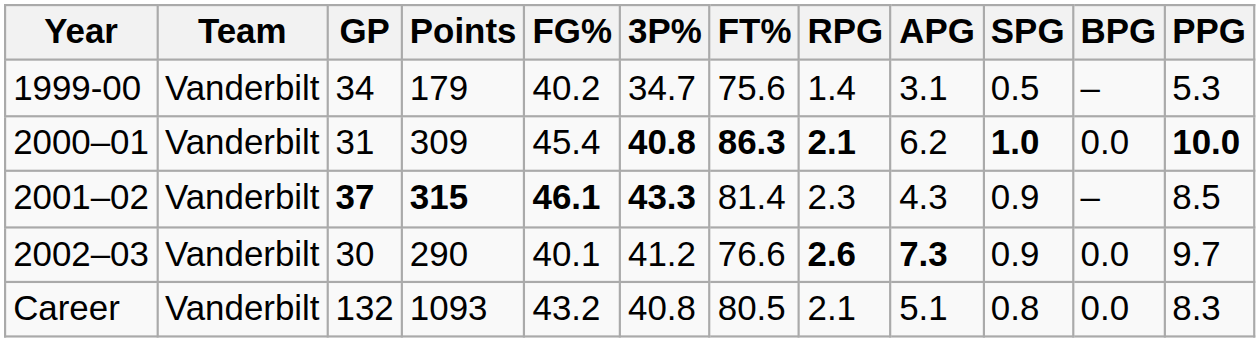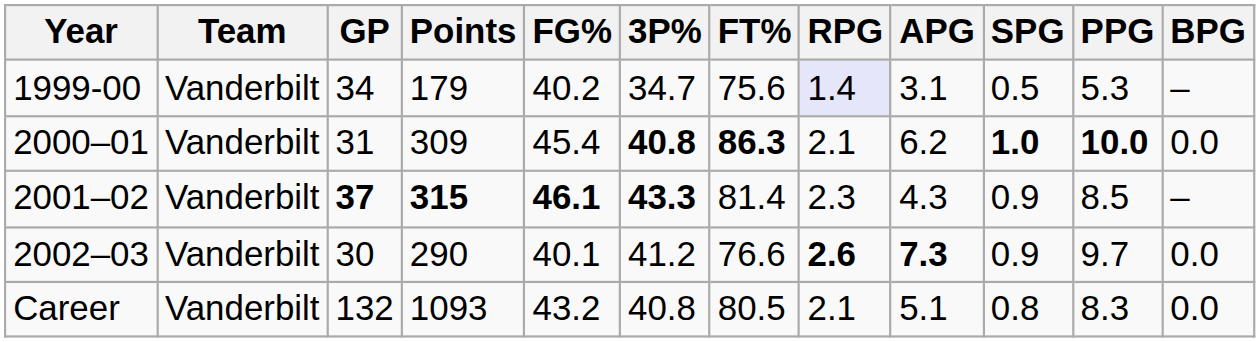columns swapped: (1118, 32) <-> (1209, 32)
(832, 87) no background -> (832, 87) lavender background
(832, 142) bold -> (832, 142) normal
